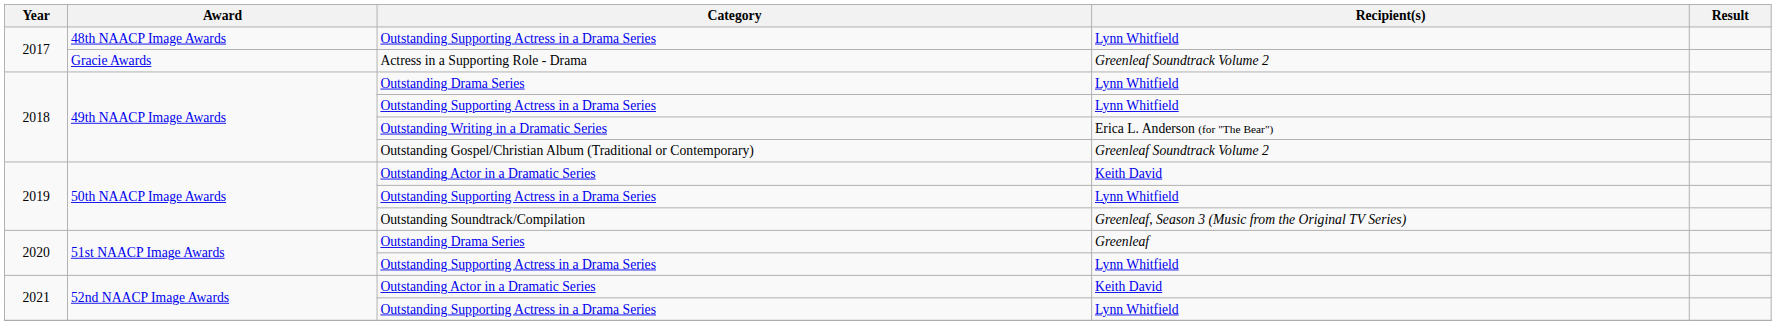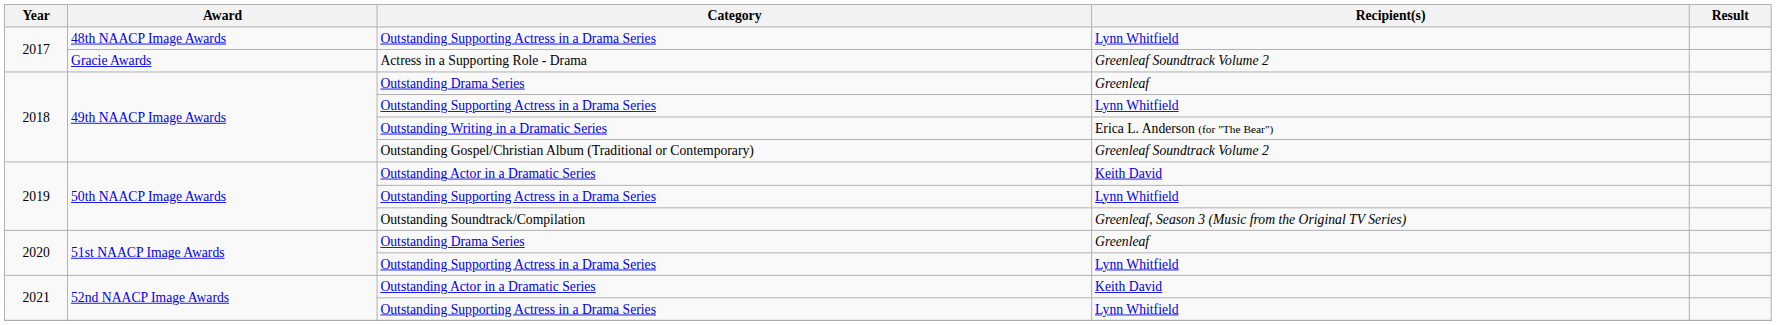(1137, 83) Lynn Whitfield -> (1122, 83) Greenleaf
